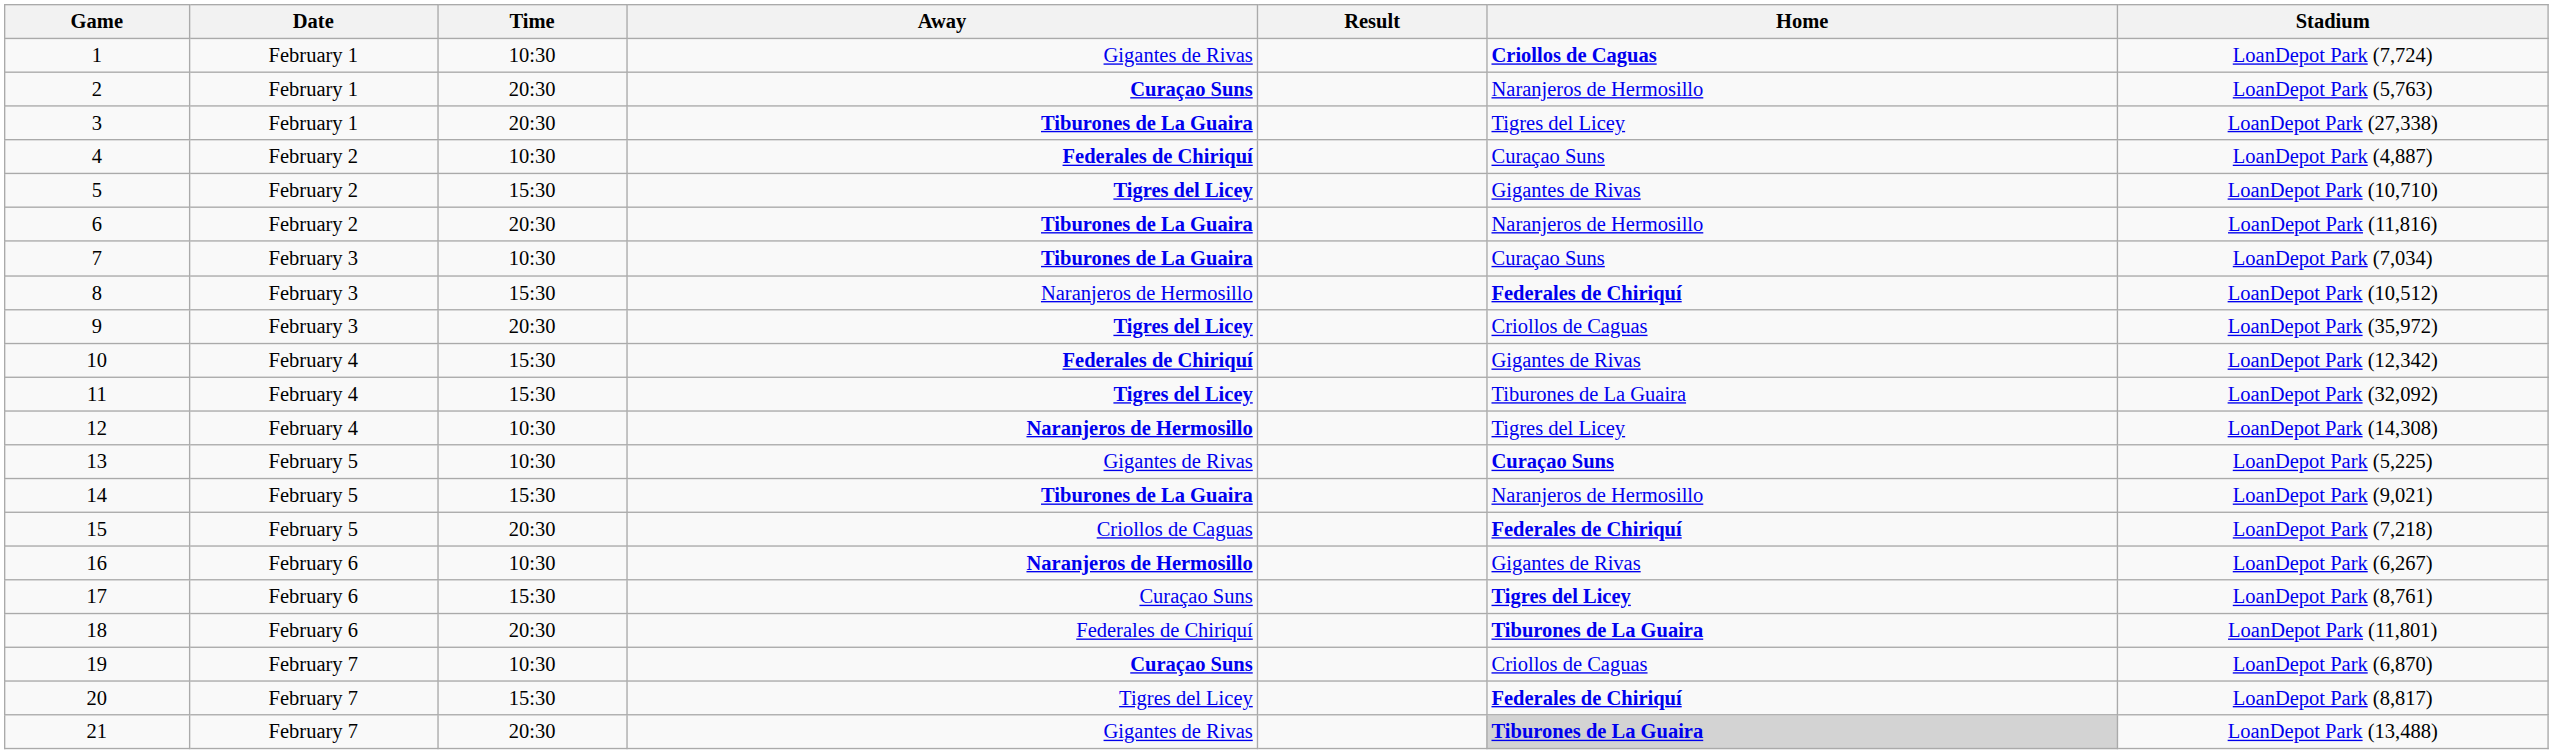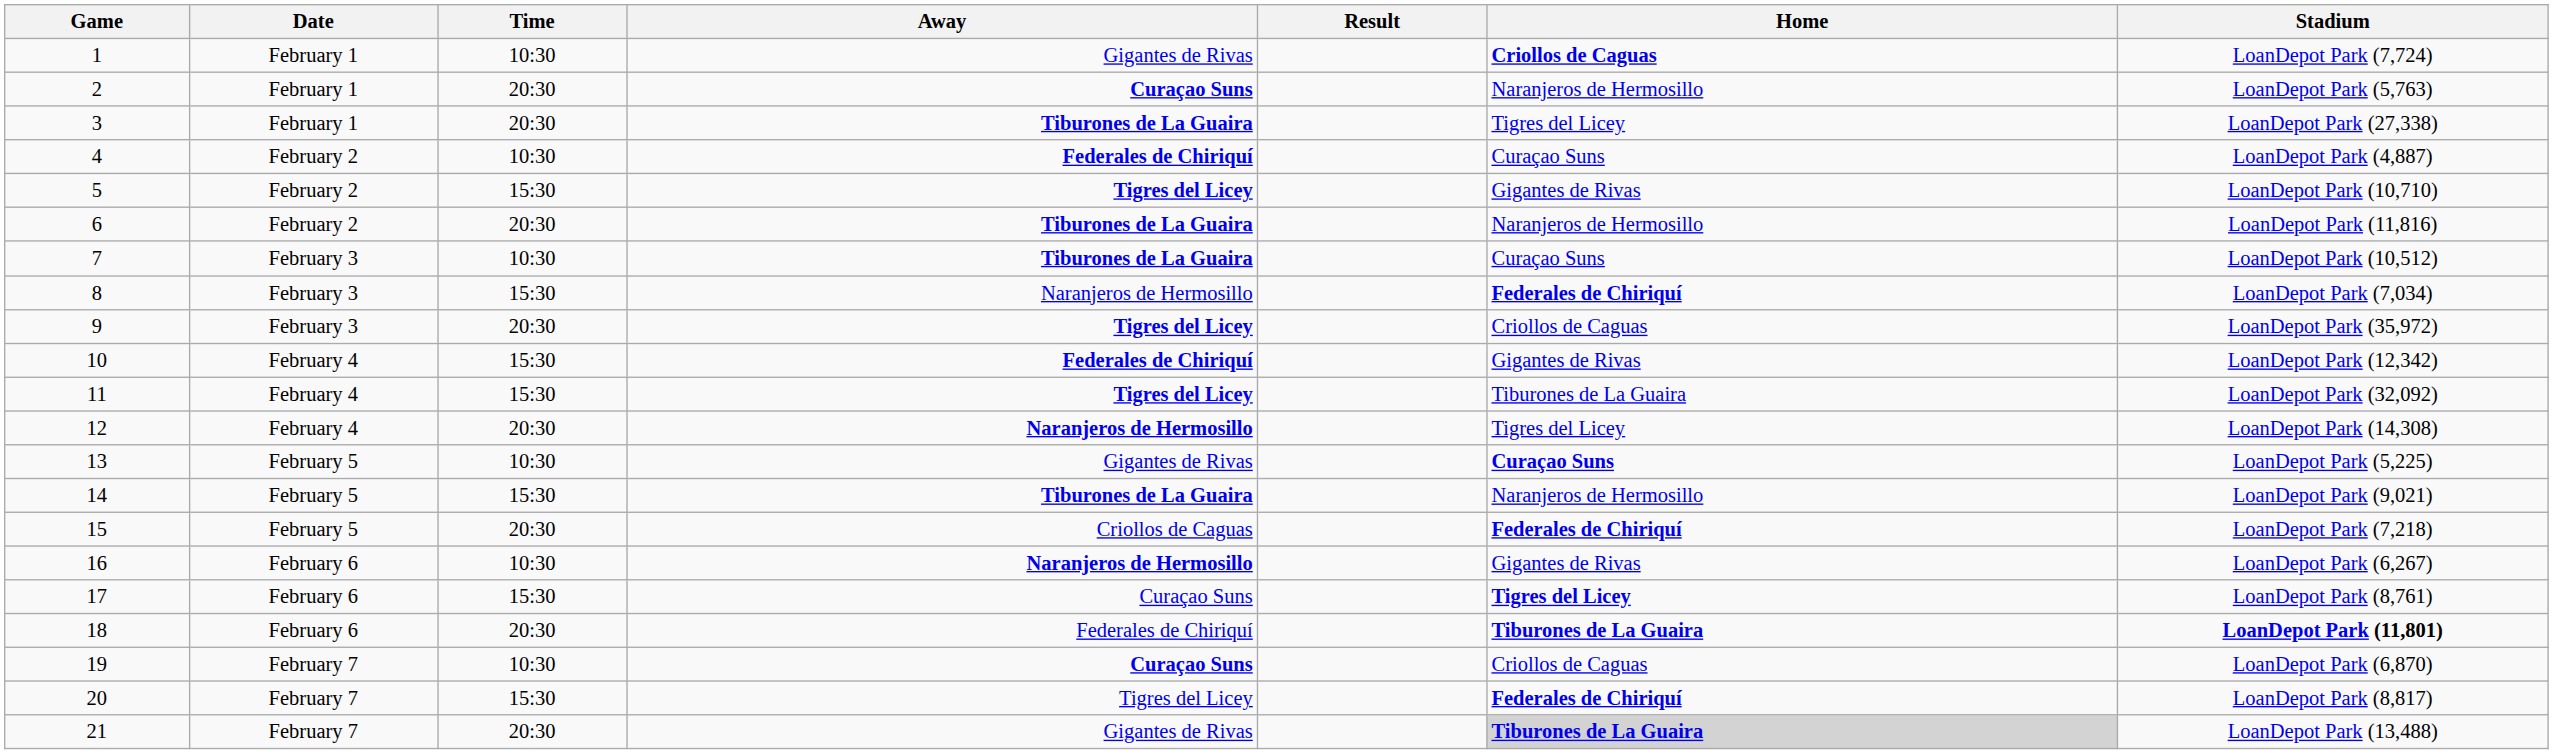(2333, 258) LoanDepot Park (7,034) -> (2333, 258) LoanDepot Park (10,512)
(2333, 292) LoanDepot Park (10,512) -> (2333, 292) LoanDepot Park (7,034)
(532, 427) 10:30 -> (532, 427) 20:30
(2333, 630) normal -> (2333, 630) bold
